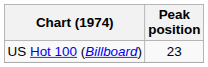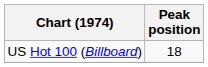(174, 51) 23 -> (174, 51) 18
